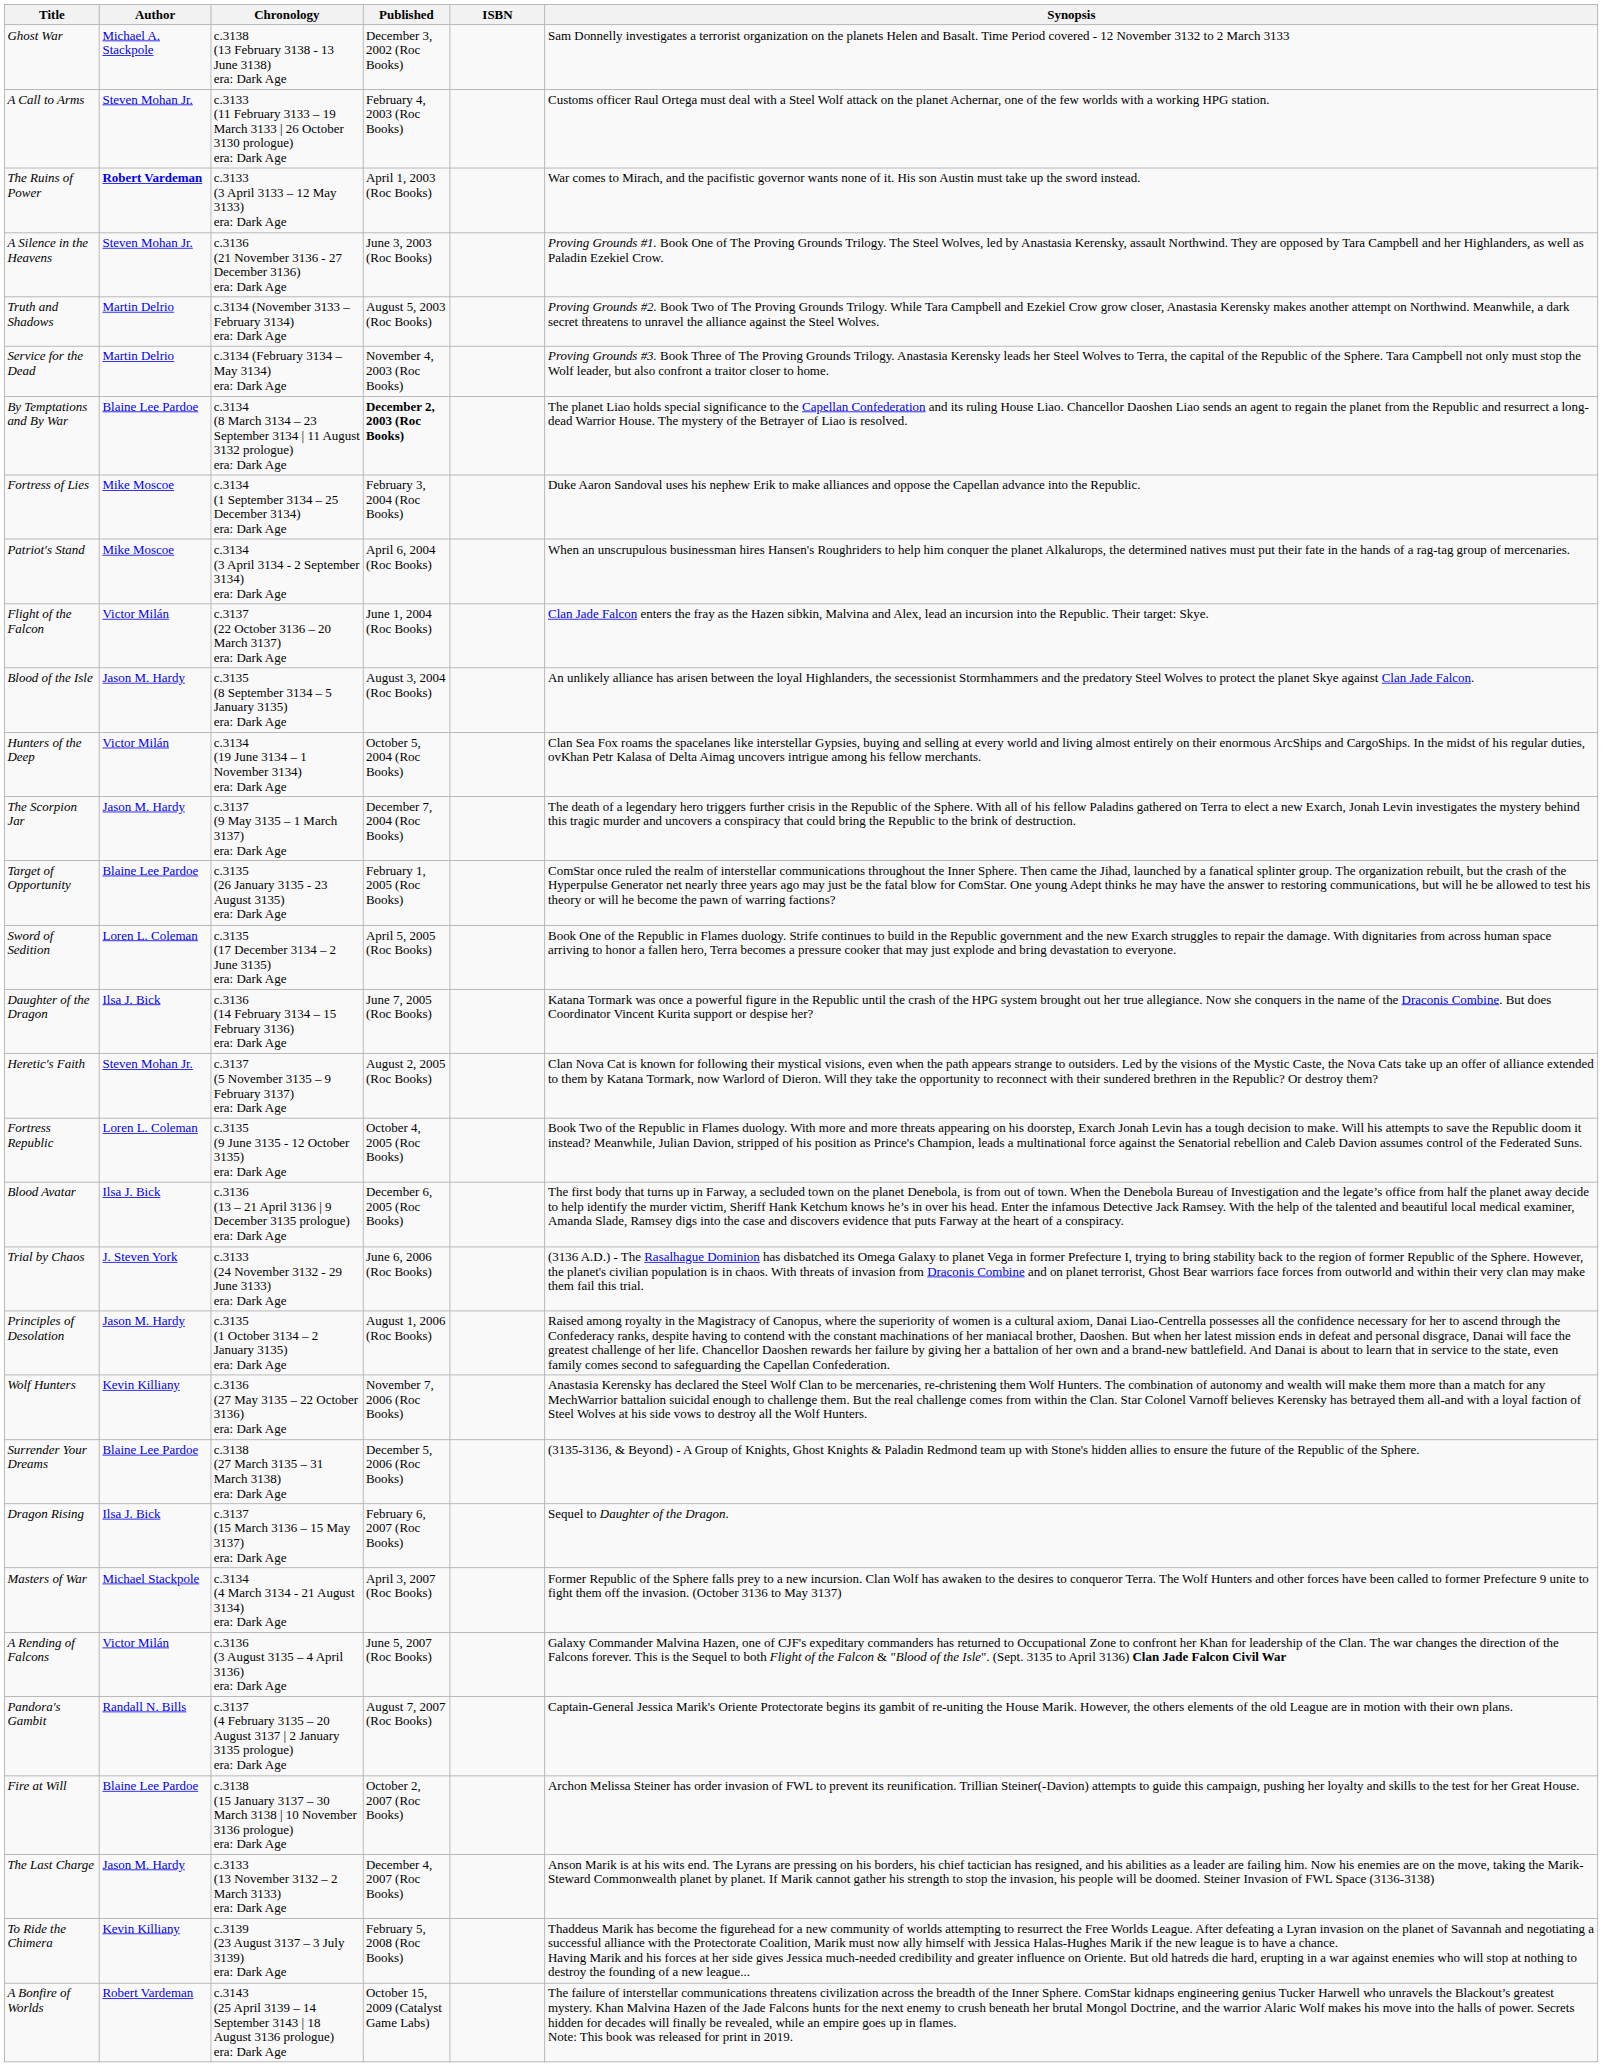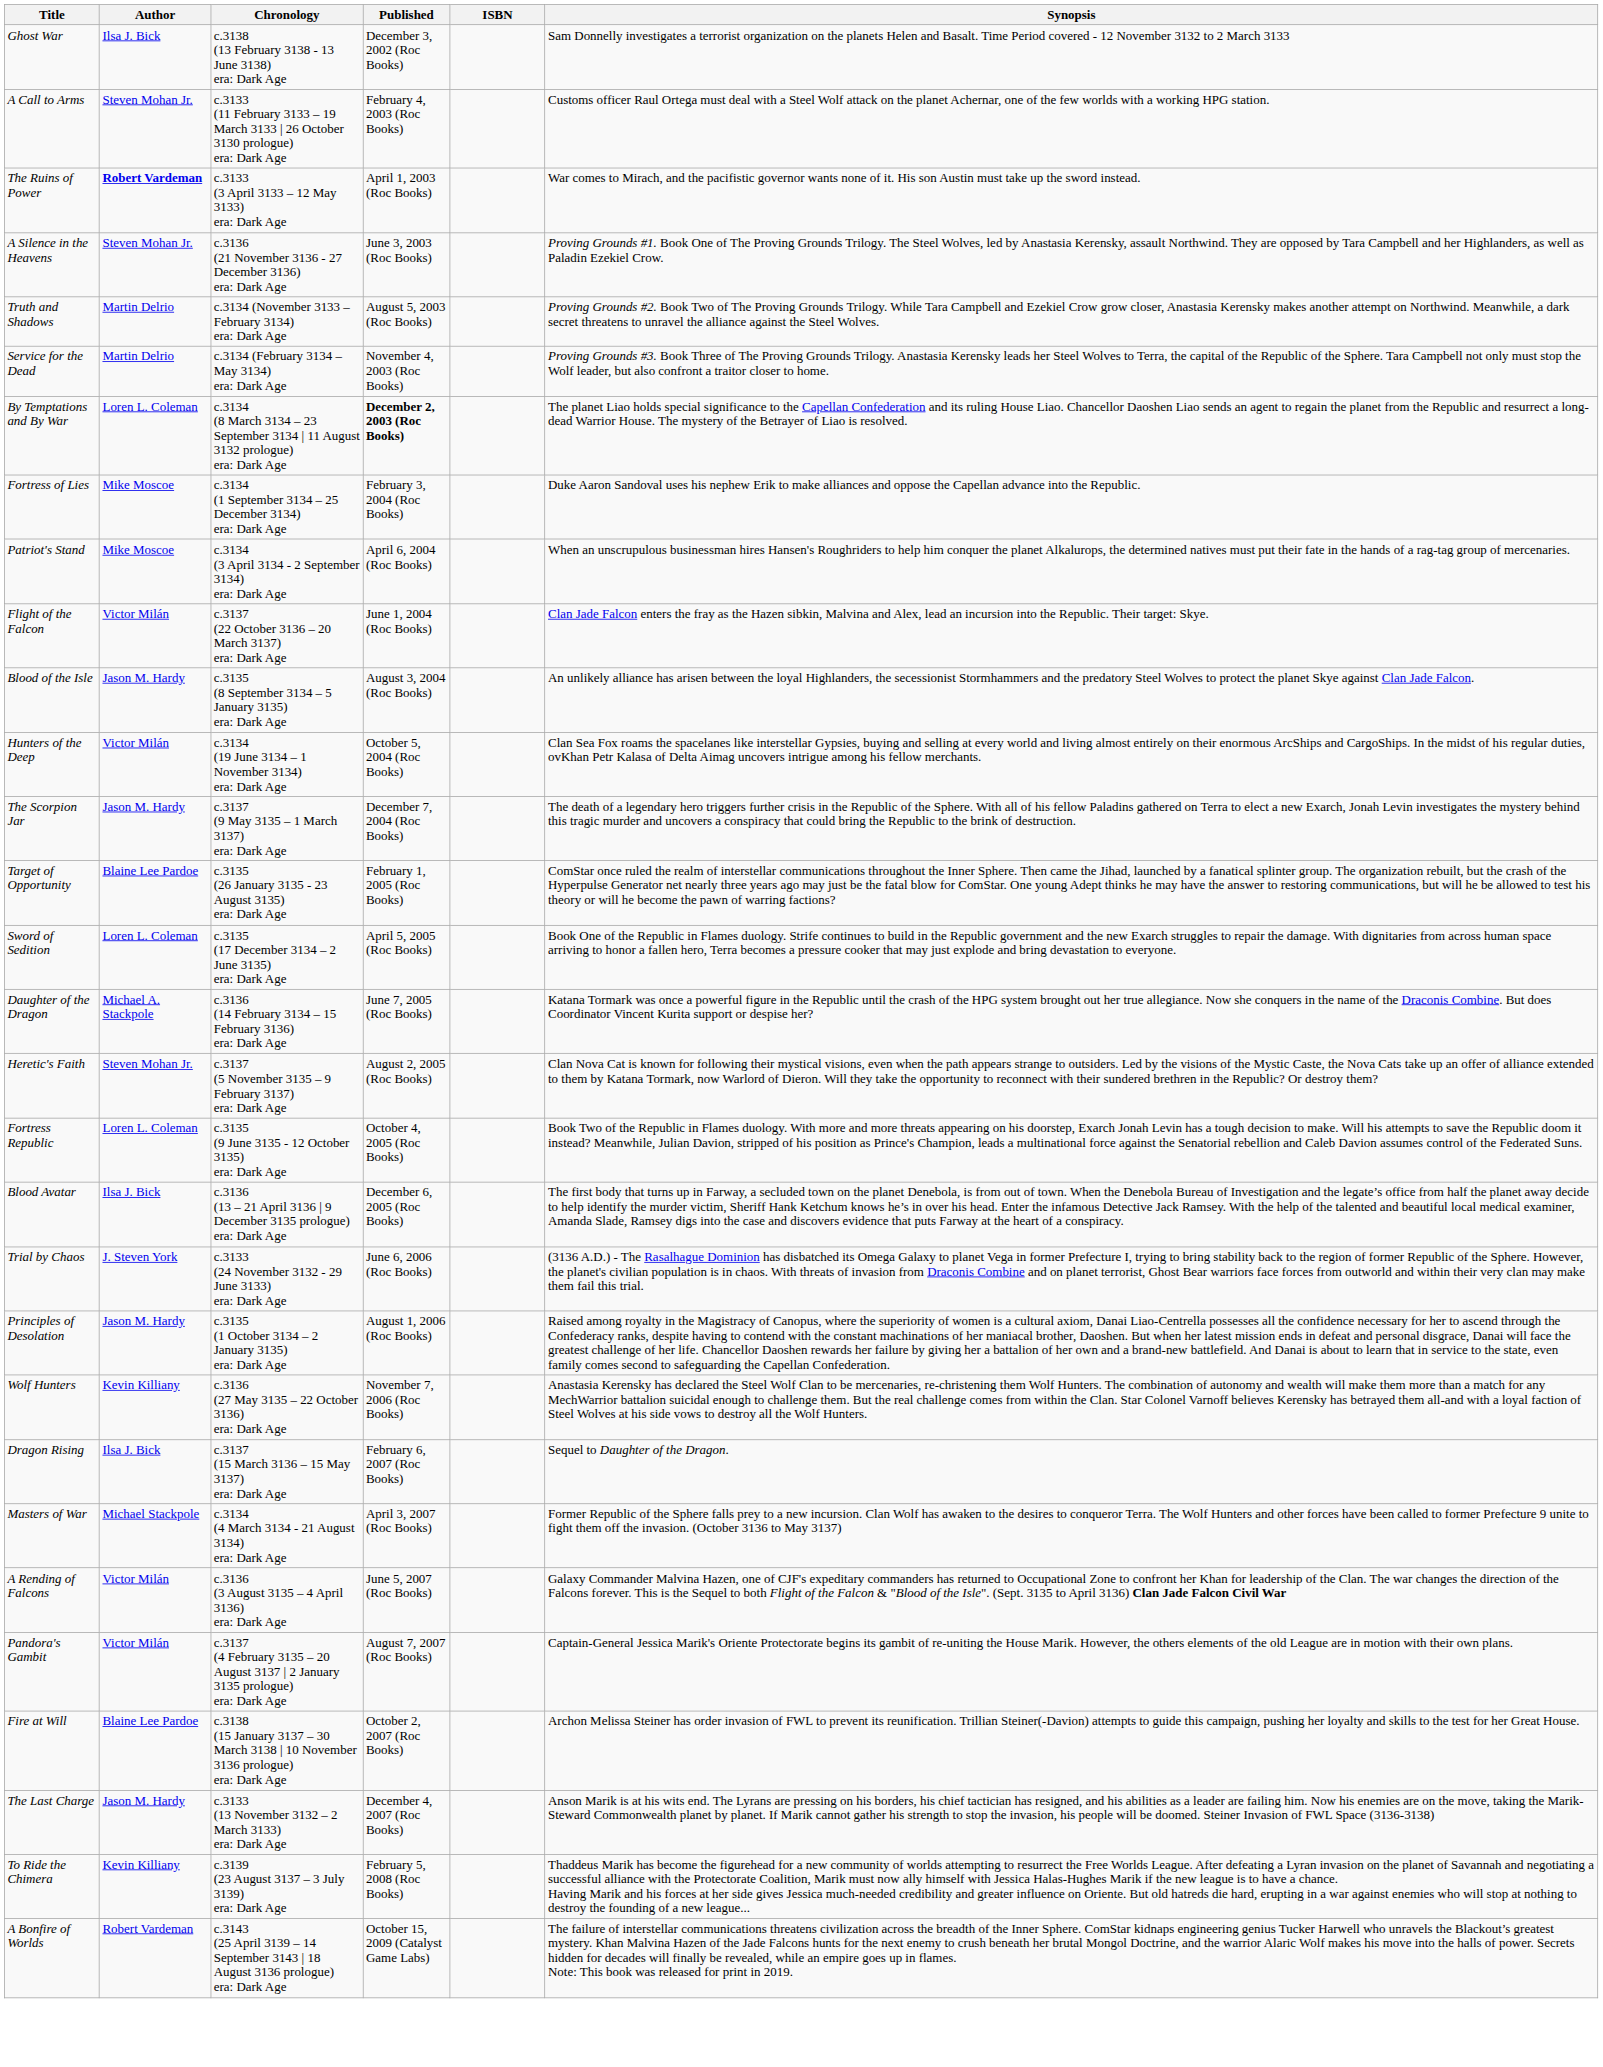(131, 42) Michael A. Stackpole -> (131, 35) Ilsa J. Bick
(150, 406) Blaine Lee Pardoe -> (150, 406) Loren L. Coleman
(131, 999) Ilsa J. Bick -> (131, 1007) Michael A. Stackpole
- row: (47, 1457)
(144, 1706) Randall N. Bills -> (136, 1642) Victor Milán
